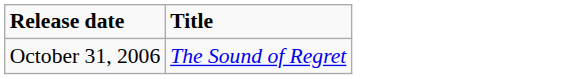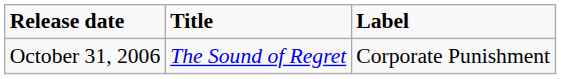+ column: (383, 21)
